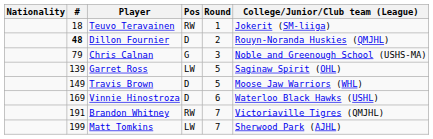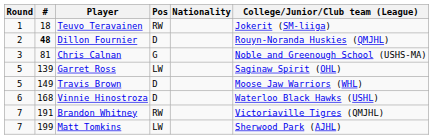columns swapped: (218, 12) <-> (36, 12)
(77, 55) 79 -> (45, 55) 81
(77, 98) 169 -> (45, 98) 168
